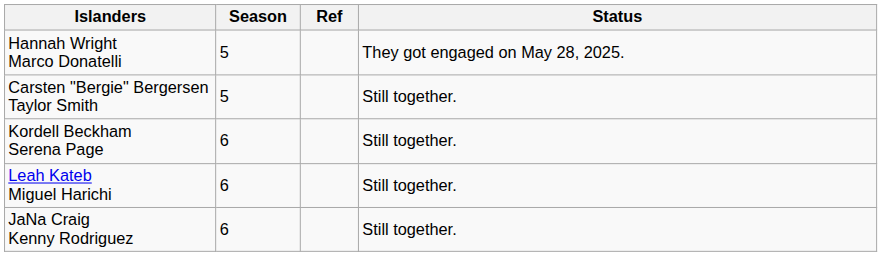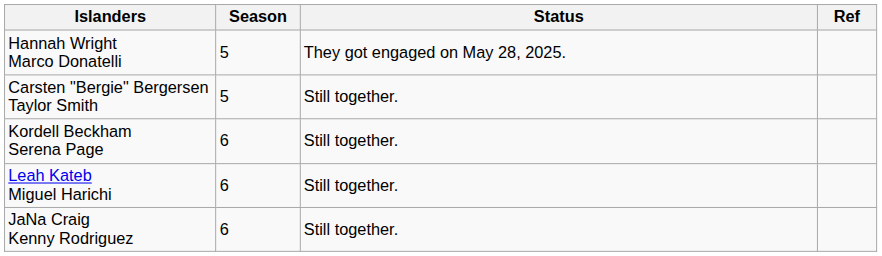columns swapped: (617, 17) <-> (329, 17)
